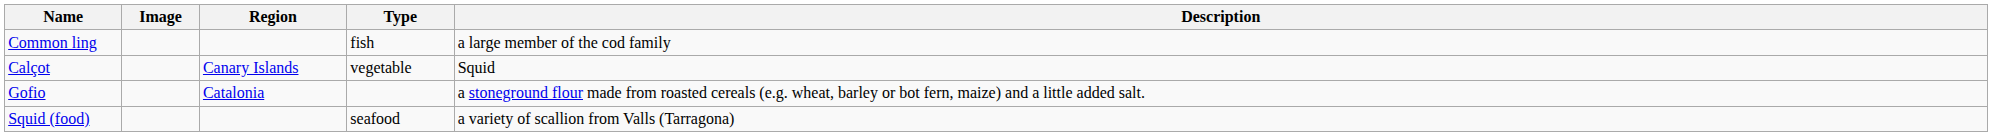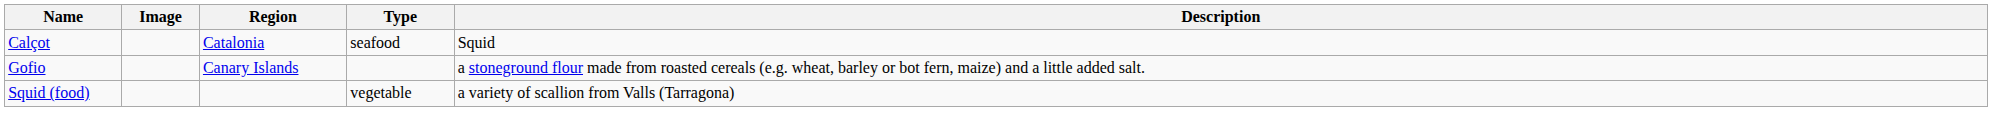- row: (52, 42)
(251, 67) Canary Islands -> (234, 42) Catalonia
(381, 67) vegetable -> (375, 42) seafood
(234, 93) Catalonia -> (251, 67) Canary Islands
(375, 118) seafood -> (381, 93) vegetable
